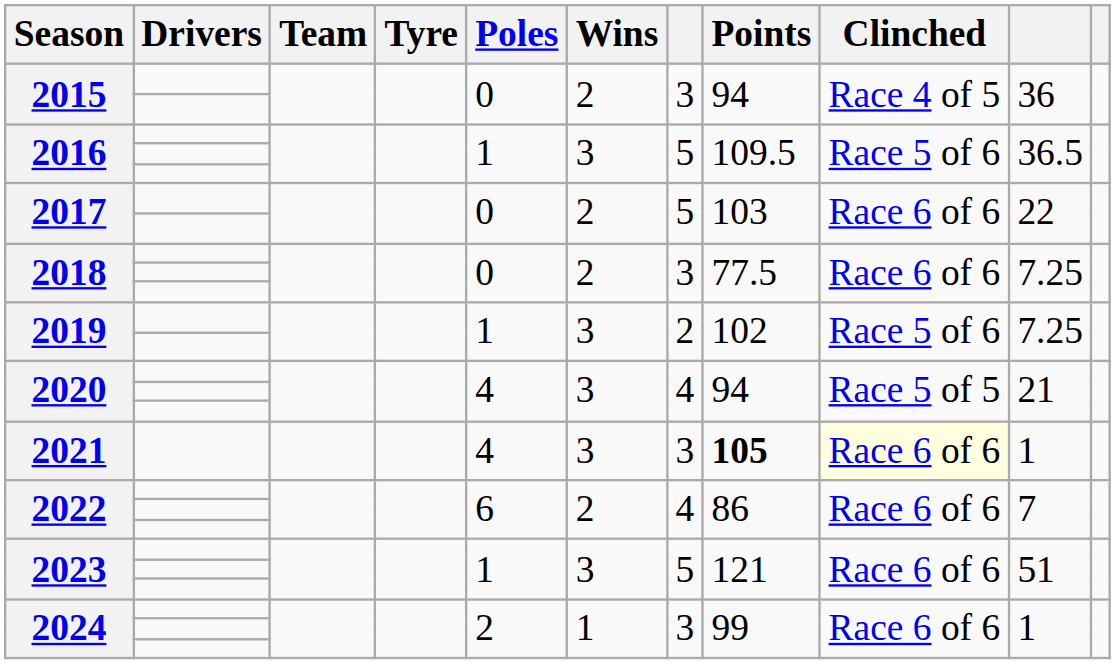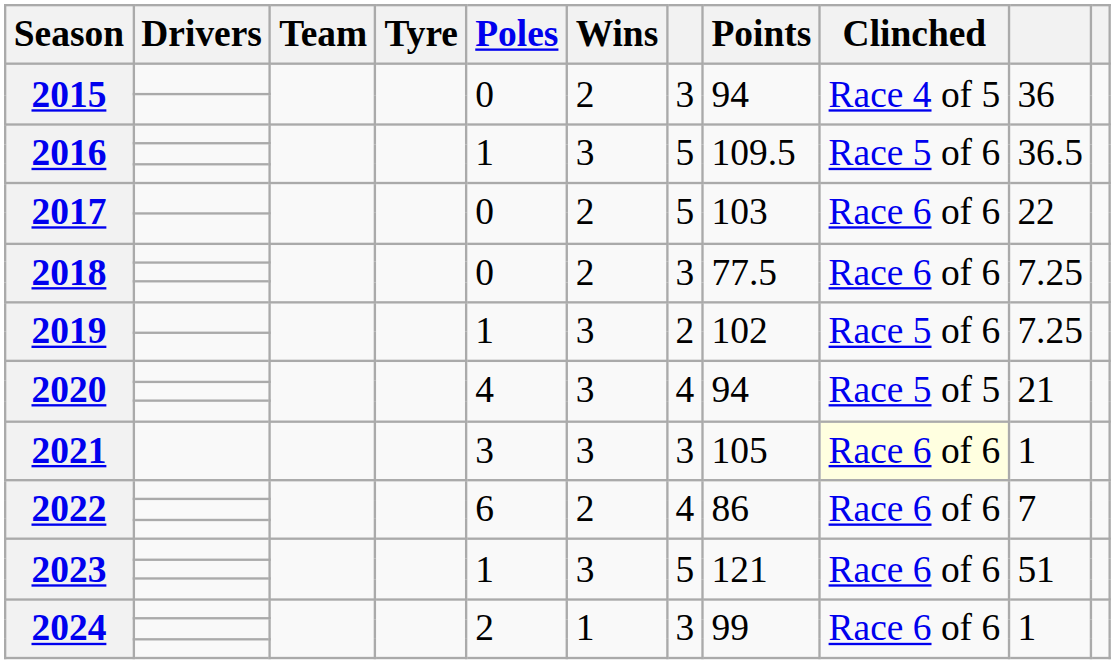(485, 449) 4 -> (485, 449) 3
(740, 449) bold -> (740, 449) normal
